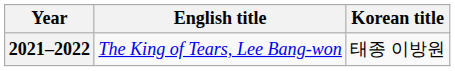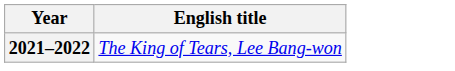- column: (398, 18)
